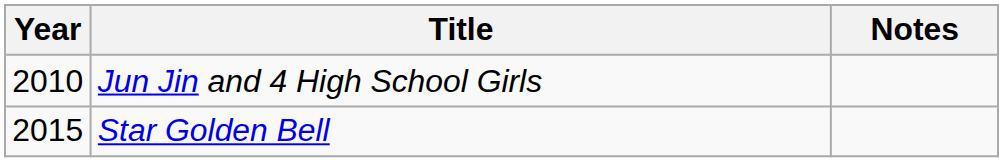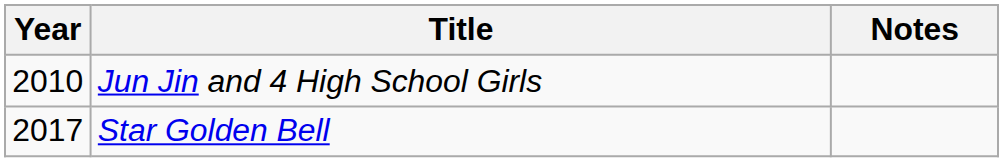(48, 130) 2015 -> (48, 130) 2017
